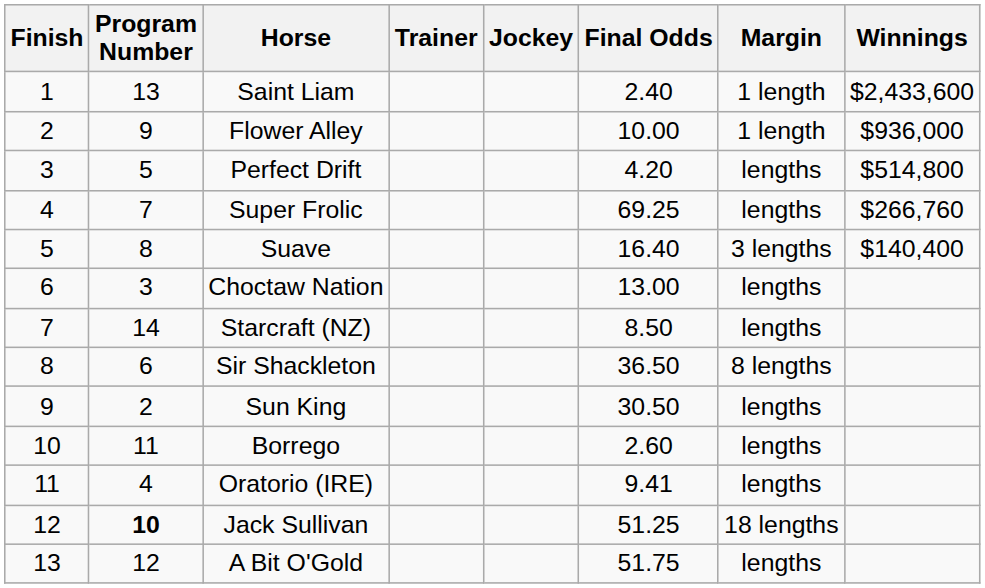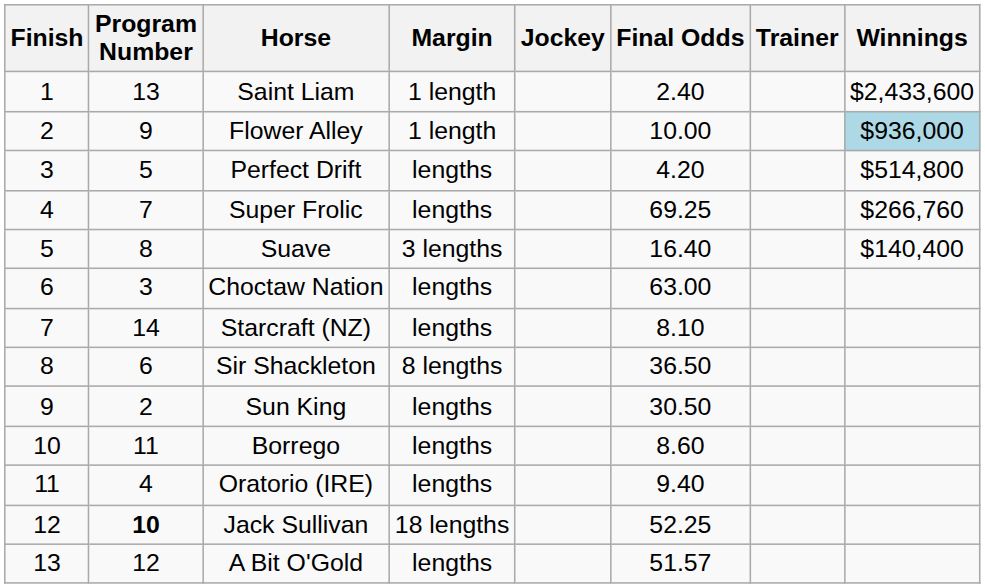columns swapped: (436, 38) <-> (781, 38)
(912, 130) no background -> (912, 130) lightblue background
(649, 288) 13.00 -> (680, 288) 63.00
(649, 327) 8.50 -> (680, 327) 8.10
(649, 445) 2.60 -> (680, 445) 8.60
(649, 484) 9.41 -> (680, 484) 9.40
(649, 524) 51.25 -> (680, 524) 52.25
(649, 563) 51.75 -> (680, 563) 51.57
